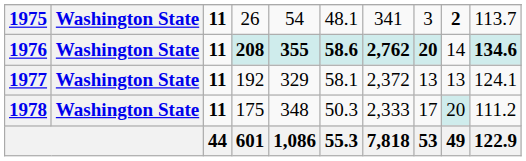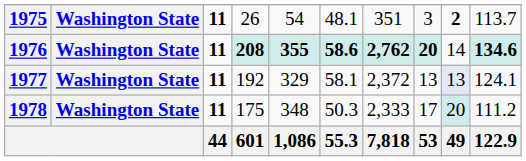(388, 19) 341 -> (388, 19) 351
(456, 79) no background -> (456, 79) lavender background
